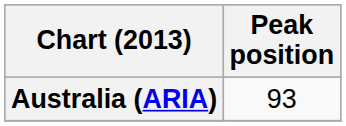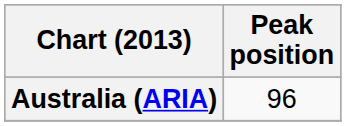(282, 98) 93 -> (282, 98) 96
